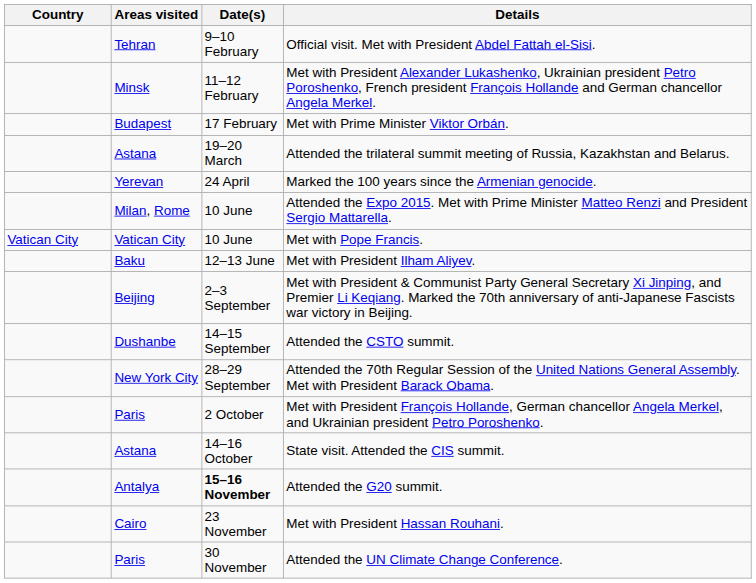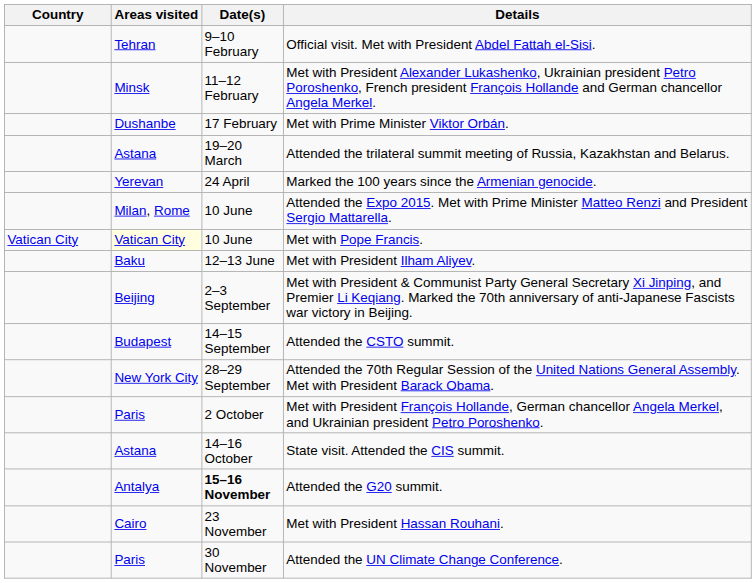(143, 124) Budapest -> (145, 124) Dushanbe
(150, 239) no background -> (150, 239) lightyellow background
(145, 341) Dushanbe -> (143, 341) Budapest
